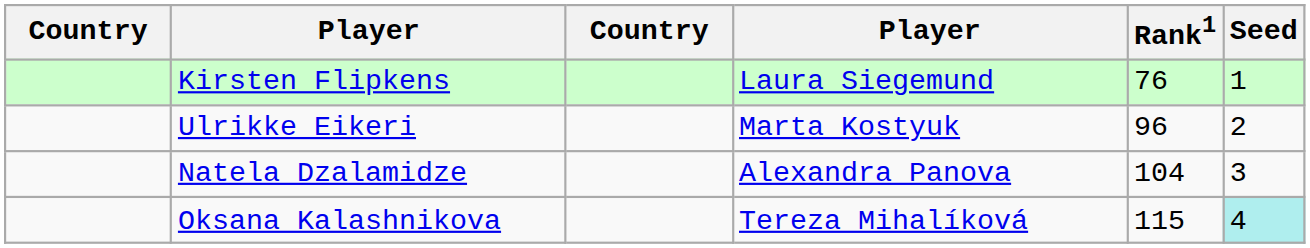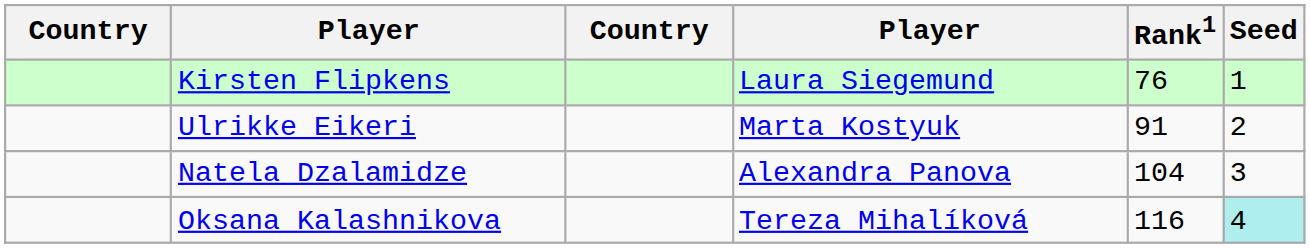(1151, 128) 96 -> (1151, 128) 91
(1160, 220) 115 -> (1160, 220) 116
